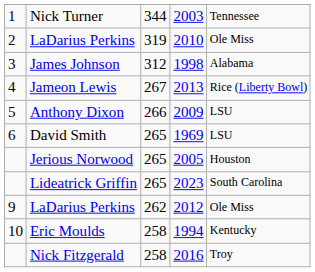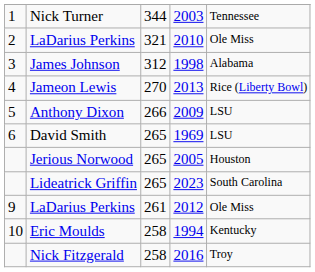(155, 40) 319 -> (155, 40) 321
(155, 87) 267 -> (155, 87) 270
(155, 207) 262 -> (155, 207) 261
